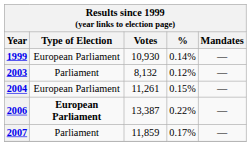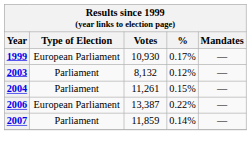(183, 56) 0.14% -> (183, 56) 0.17%
(77, 89) European Parliament -> (77, 89) Parliament
(77, 111) bold -> (77, 105) normal
(183, 133) 0.17% -> (183, 121) 0.14%
